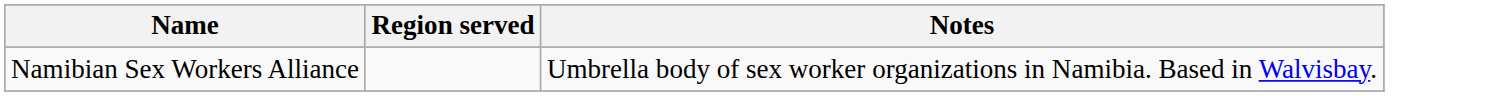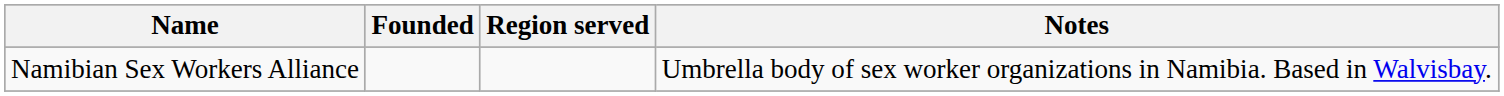+ column: (423, 25)
